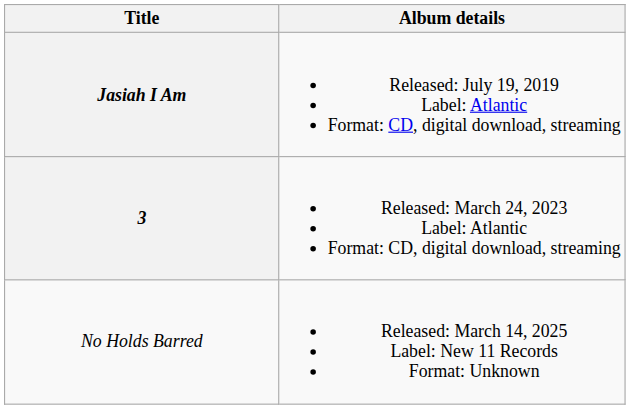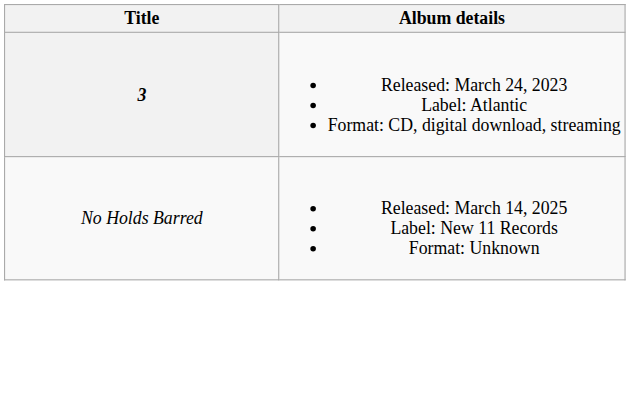- row: (142, 94)
